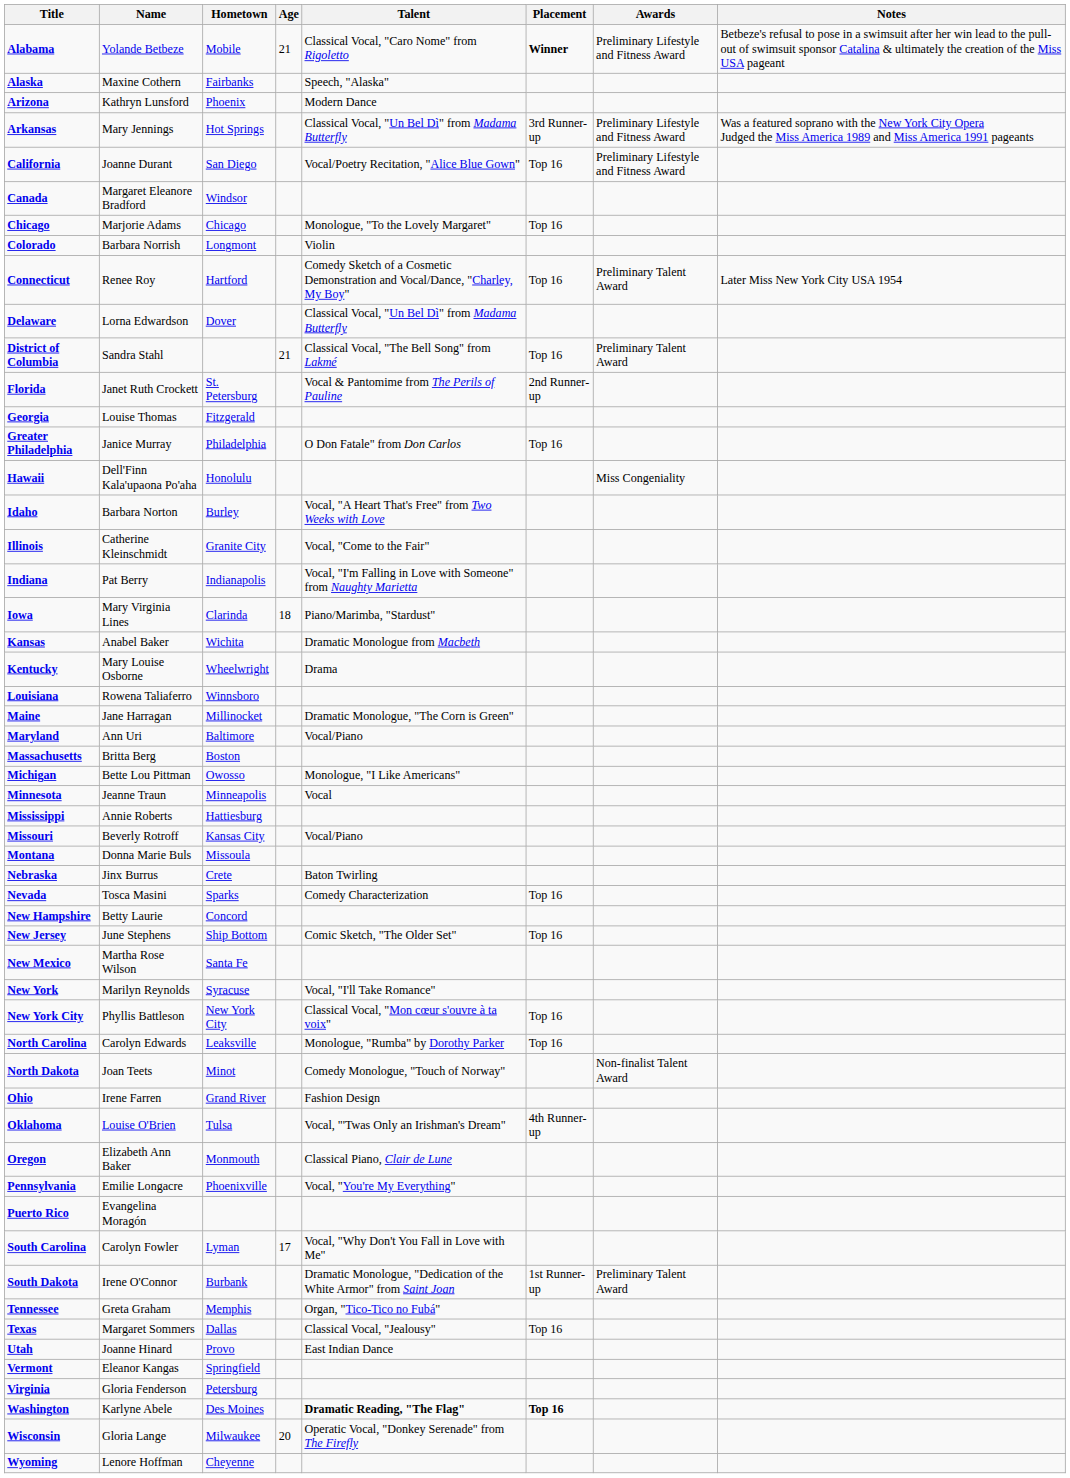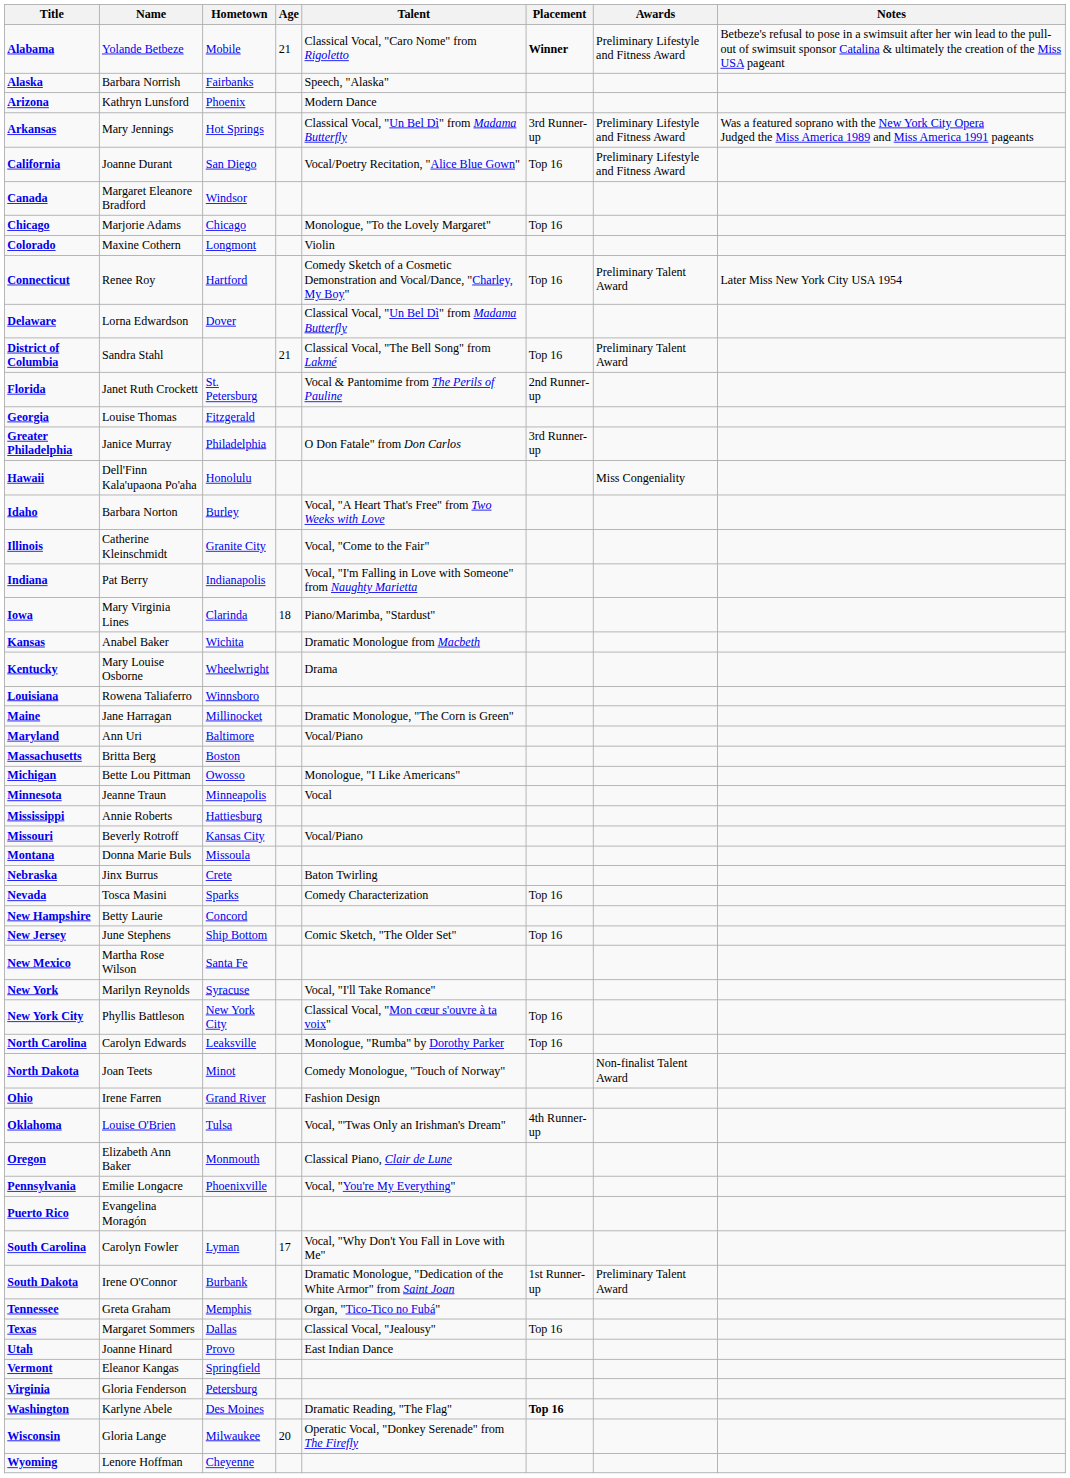(141, 83) Maxine Cothern -> (141, 83) Barbara Norrish
(141, 245) Barbara Norrish -> (141, 245) Maxine Cothern
(546, 444) Top 16 -> (558, 444) 3rd Runner-up
(385, 1409) bold -> (378, 1409) normal
